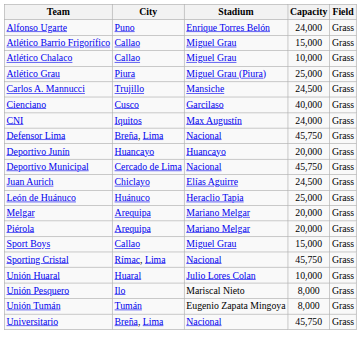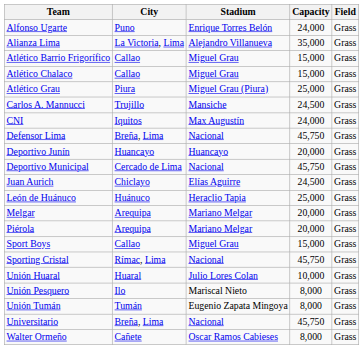+ row: (33, 43)
(309, 58) 10,000 -> (311, 74) 15,000
- row: (26, 105)
+ row: (37, 337)
